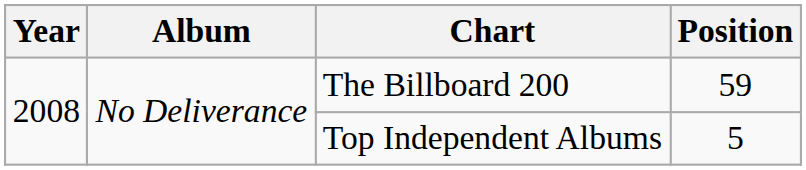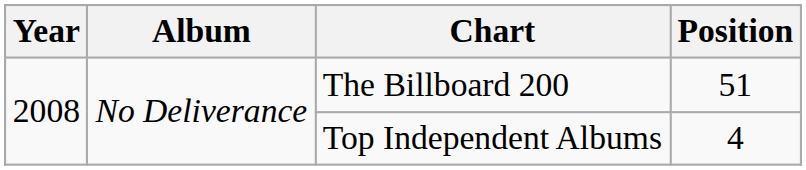(735, 84) 59 -> (735, 84) 51
(735, 137) 5 -> (735, 137) 4
